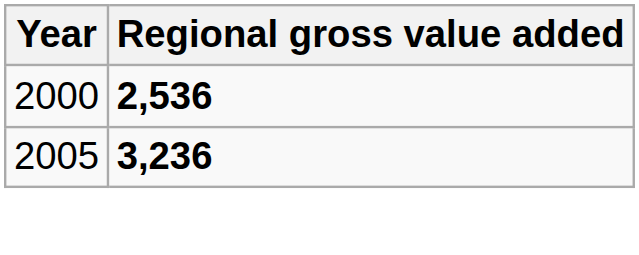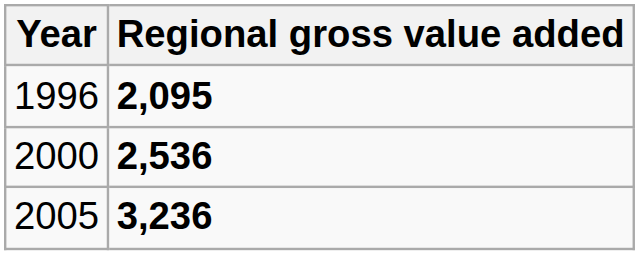+ row: (57, 95)
